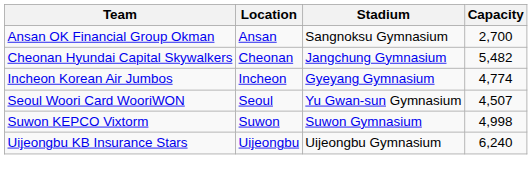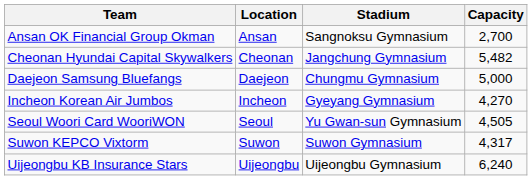+ row: (95, 79)
(496, 79) 4,774 -> (496, 100) 4,270
(496, 100) 4,507 -> (496, 121) 4,505
(496, 121) 4,998 -> (496, 143) 4,317
